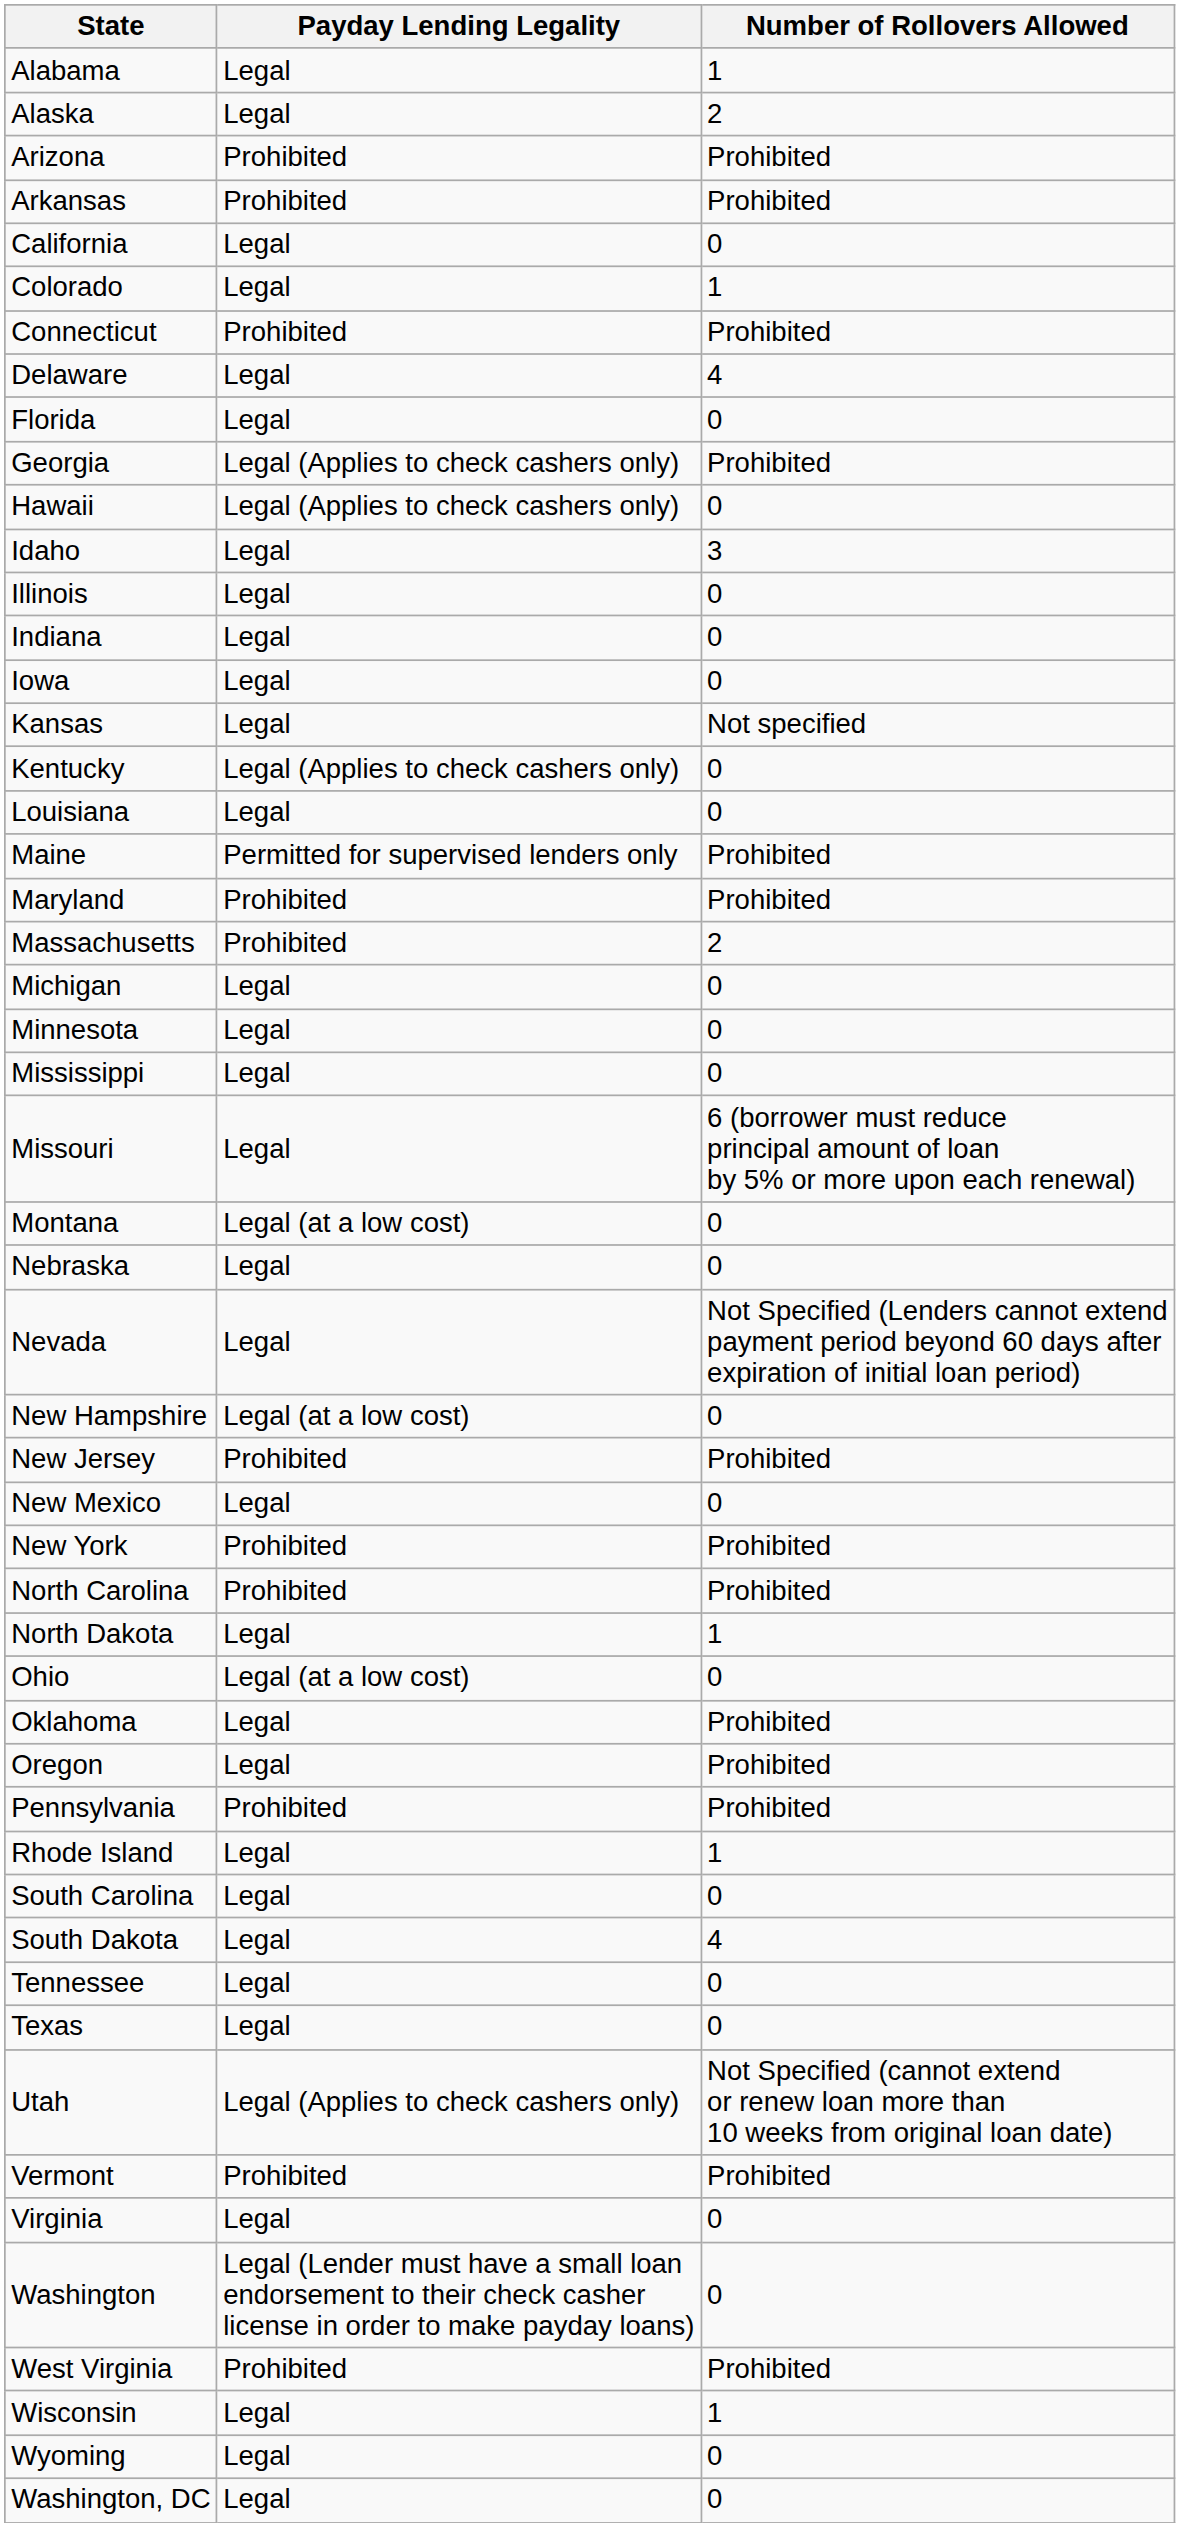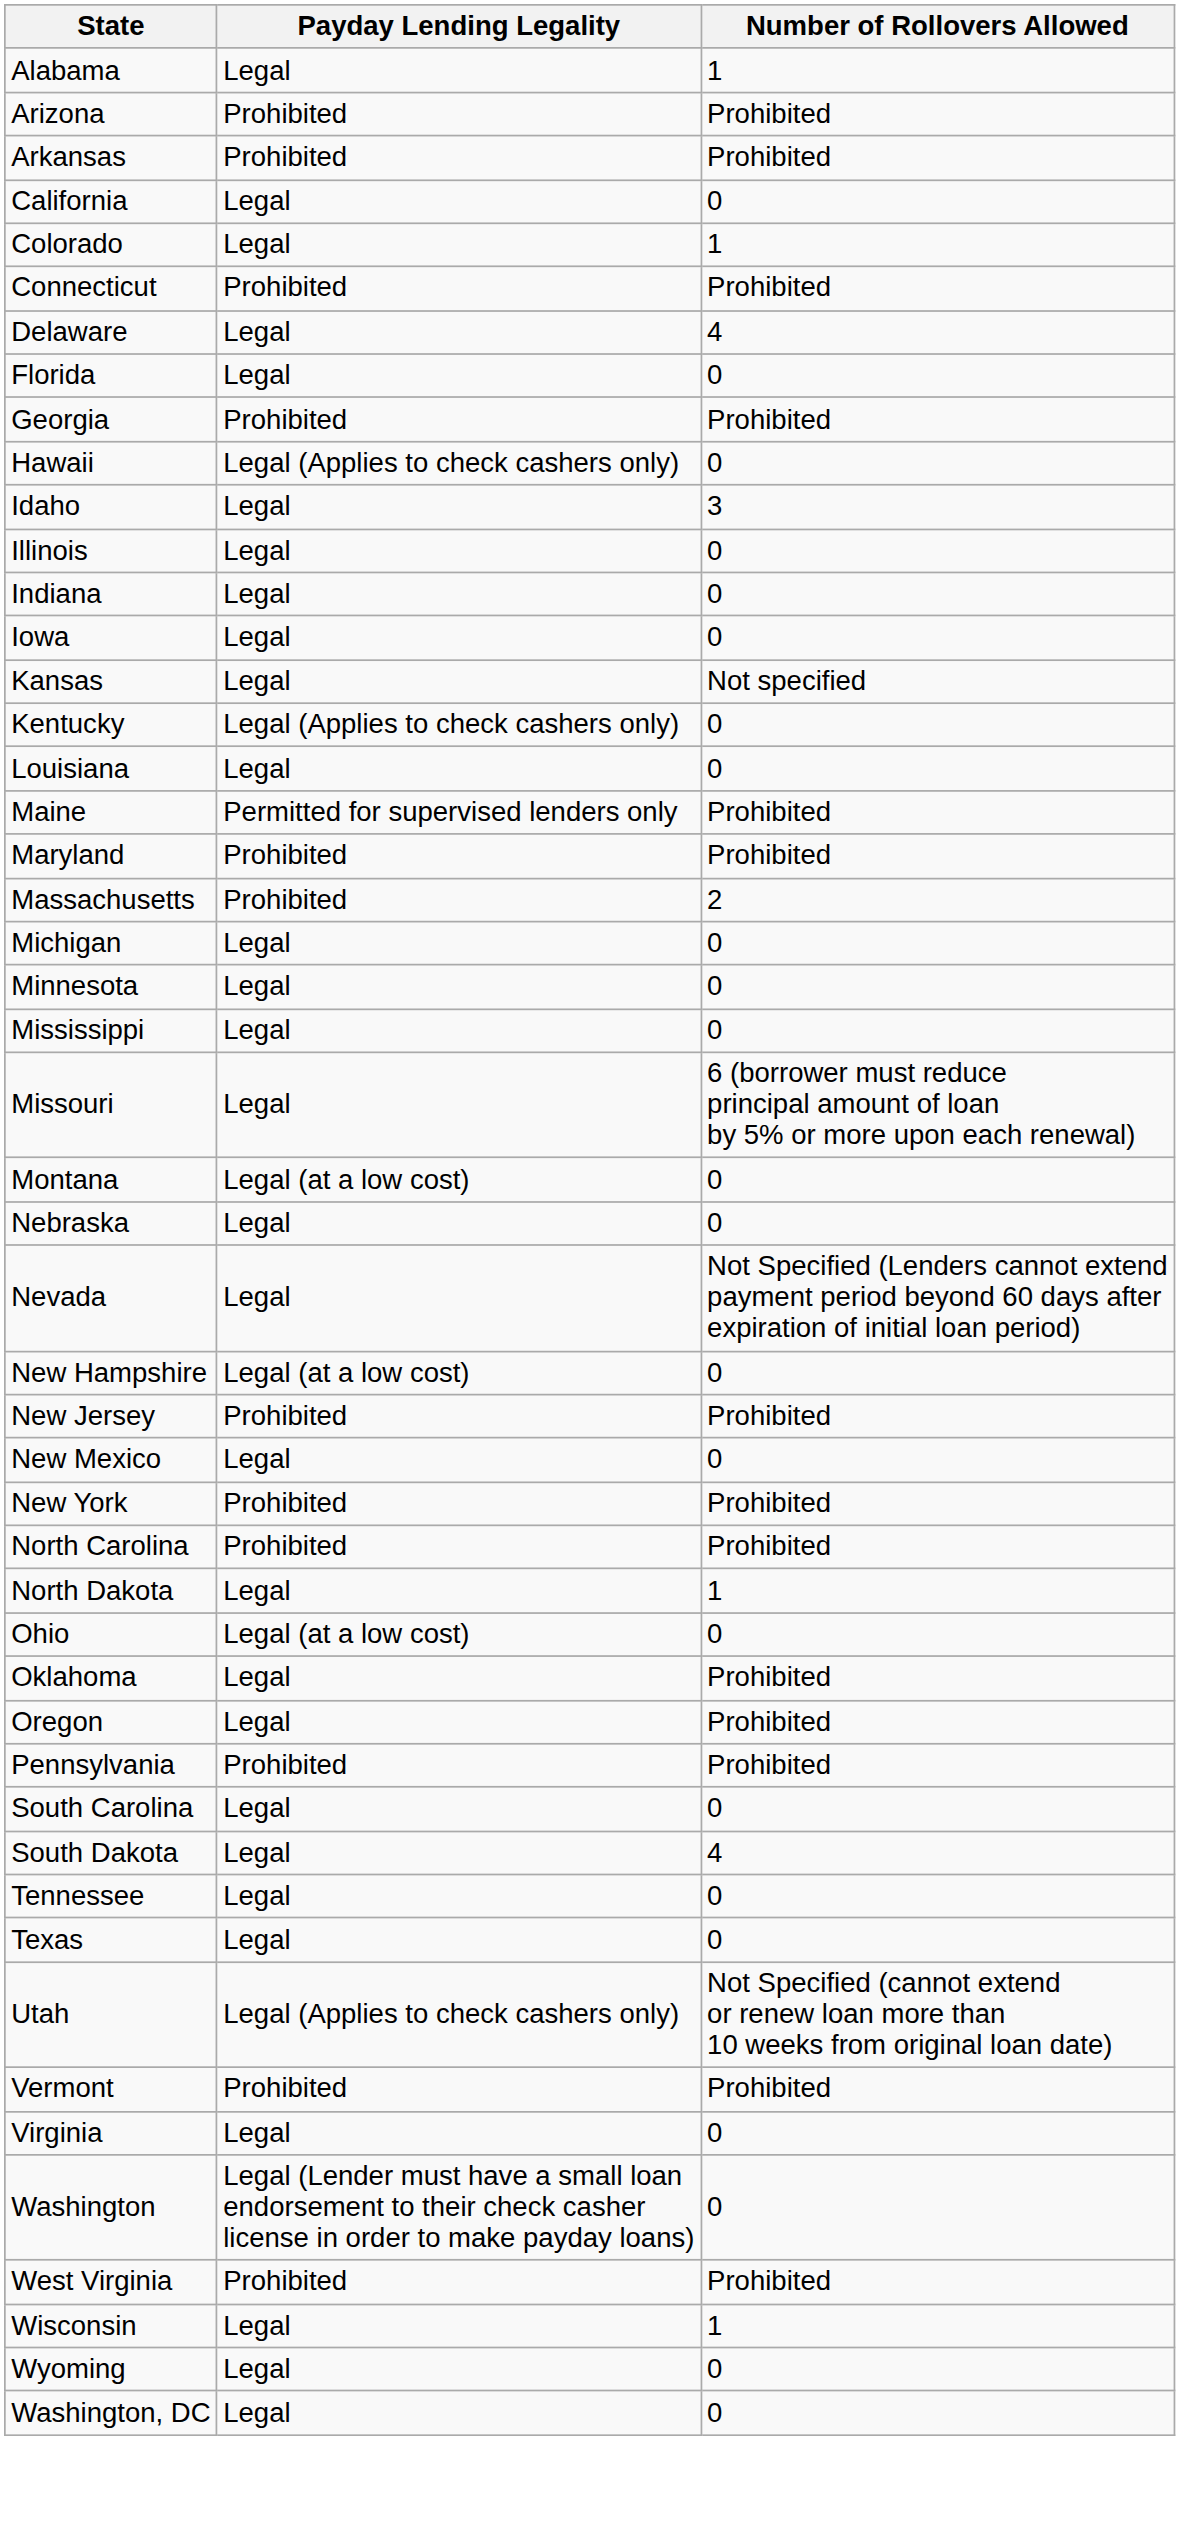- row: (53, 113)
(451, 462) Legal (Applies to check cashers only) -> (285, 419) Prohibited
- row: (92, 1852)
